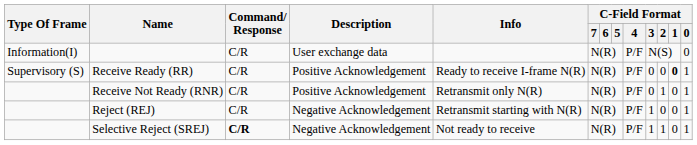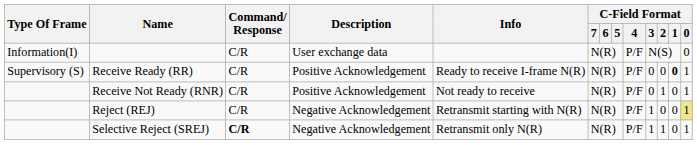(489, 91) Retransmit only N(R) -> (485, 91) Not ready to receive
(686, 110) no background -> (686, 110) khaki background
(485, 129) Not ready to receive -> (489, 129) Retransmit only N(R)
